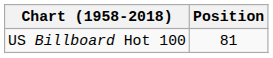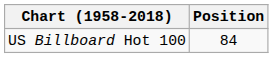(229, 41) 81 -> (229, 41) 84
